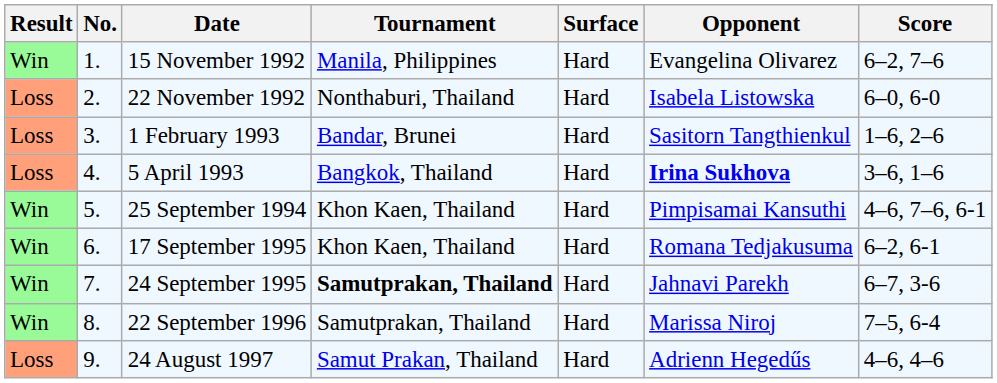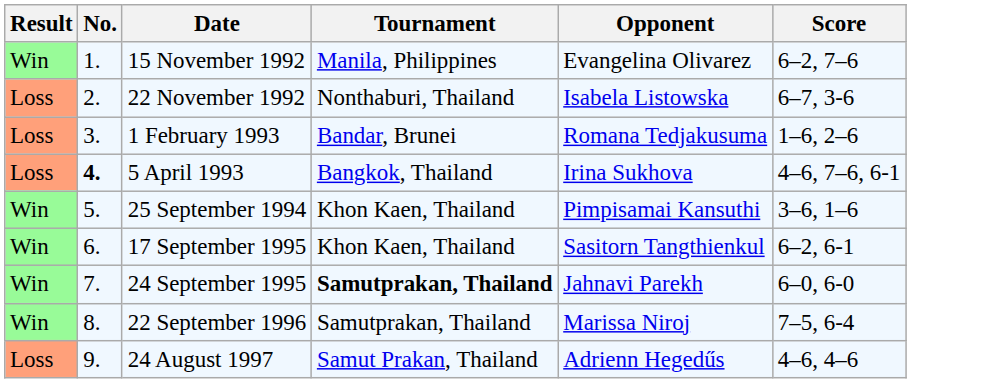- column: (601, 22)
(902, 97) 6–0, 6-0 -> (816, 97) 6–7, 3-6
(750, 134) Sasitorn Tangthienkul -> (665, 134) Romana Tedjakusuma
(92, 171) normal -> (92, 171) bold
(720, 171) bold -> (628, 171) normal
(904, 171) 3–6, 1–6 -> (839, 171) 4–6, 7–6, 6-1
(925, 209) 4–6, 7–6, 6-1 -> (818, 209) 3–6, 1–6
(751, 246) Romana Tedjakusuma -> (664, 246) Sasitorn Tangthienkul
(902, 283) 6–7, 3-6 -> (816, 283) 6–0, 6-0
